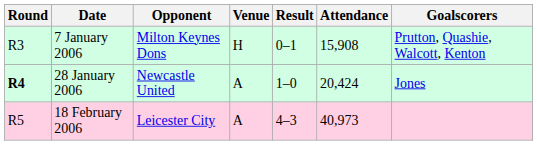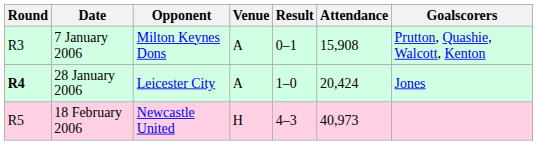(238, 45) H -> (238, 45) A
(166, 83) Newcastle United -> (176, 83) Leicester City
(176, 120) Leicester City -> (166, 120) Newcastle United
(238, 120) A -> (238, 120) H
